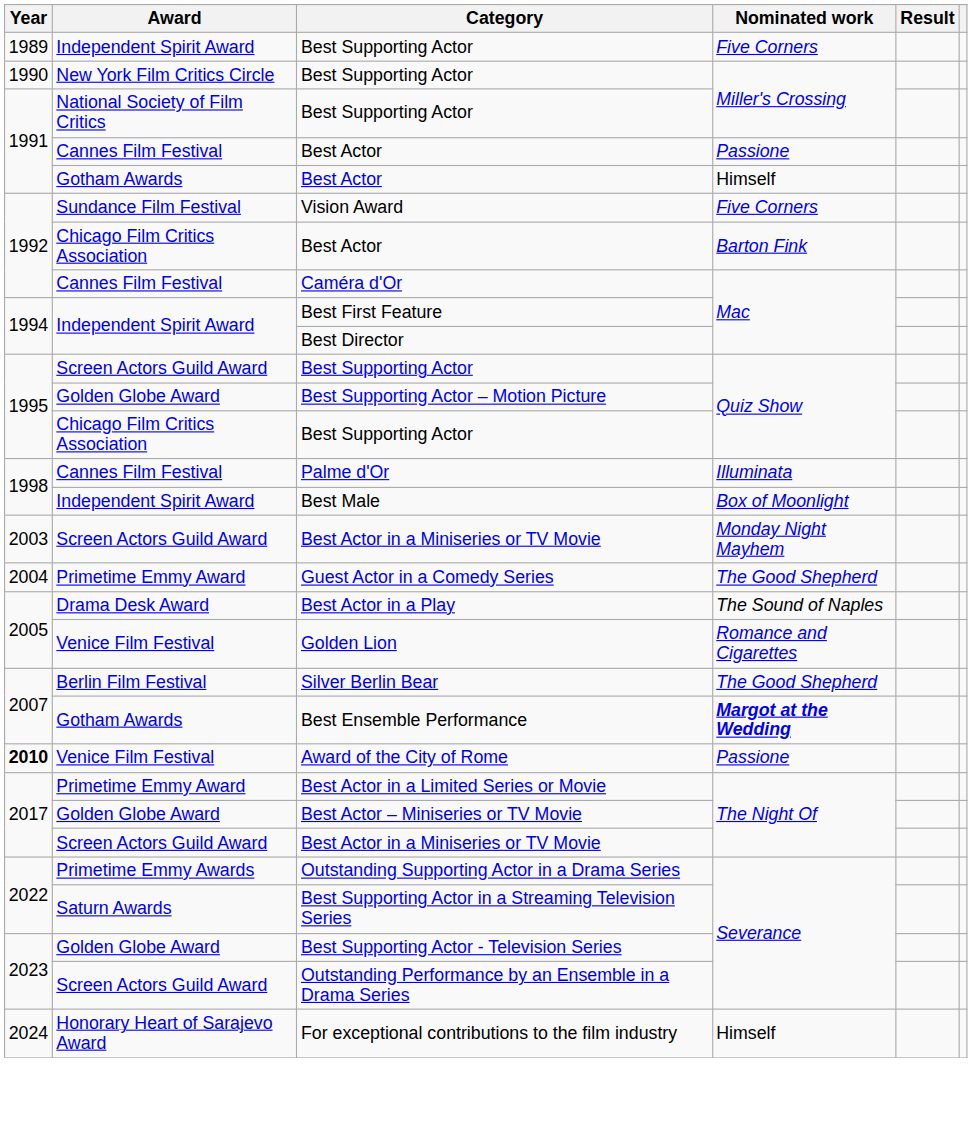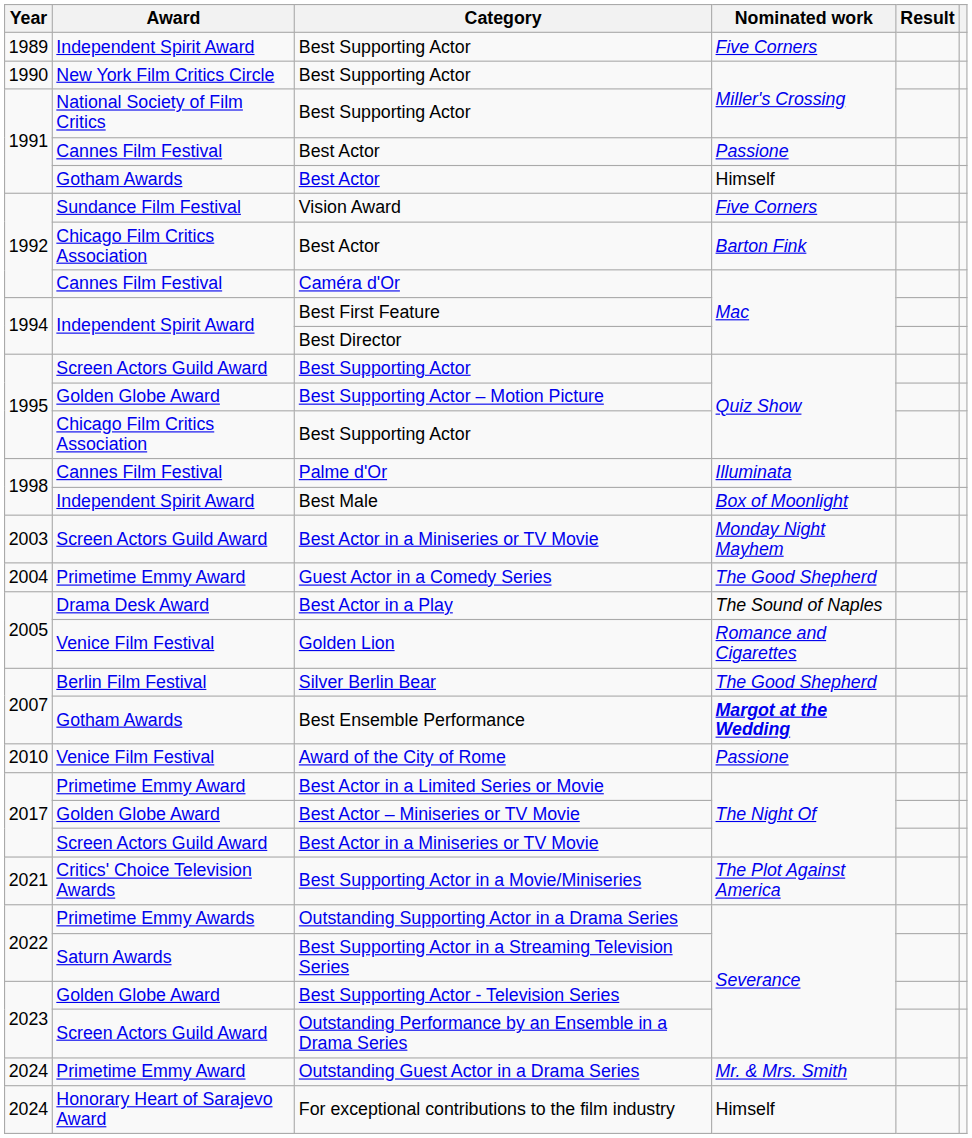(28, 758) bold -> (28, 758) normal
+ row: (154, 880)
+ row: (151, 1071)
